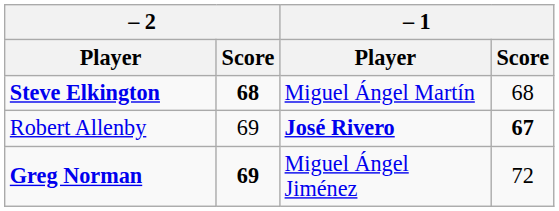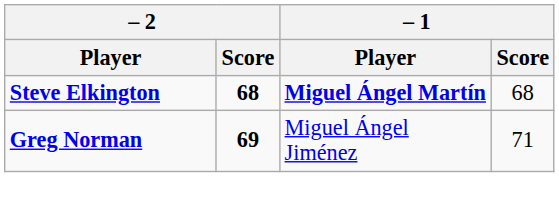(380, 92) normal -> (385, 92) bold
- row: (78, 127)
(523, 175) 72 -> (523, 140) 71
